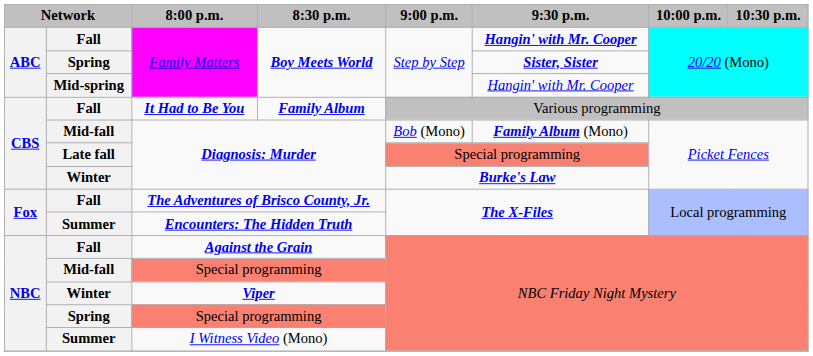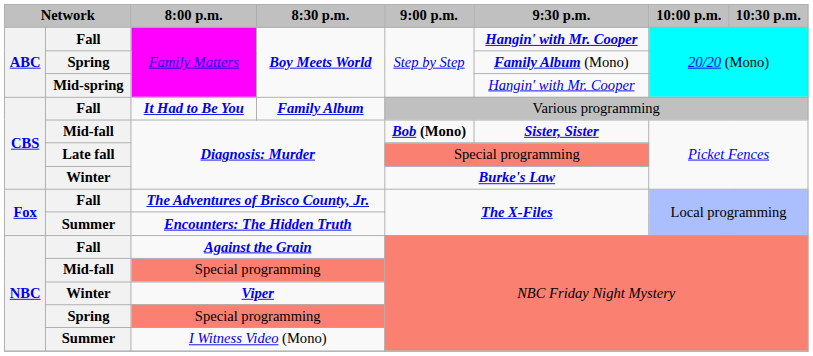(561, 62) Sister, Sister -> (561, 62) Family Album (Mono)
(429, 131) normal -> (429, 131) bold
(561, 131) Family Album (Mono) -> (561, 131) Sister, Sister
